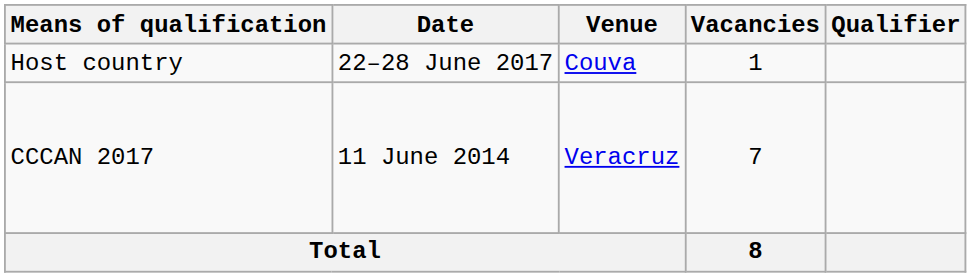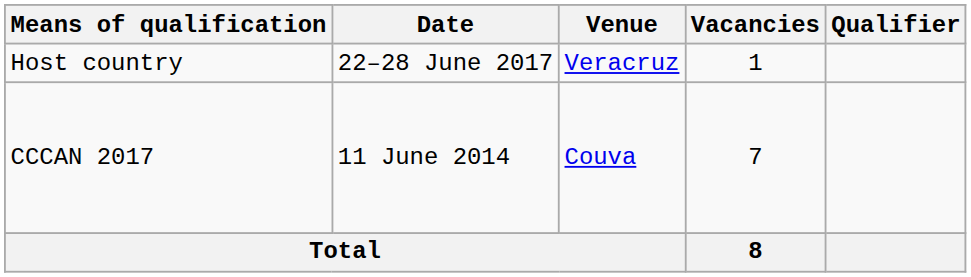(600, 63) Couva -> (622, 63) Veracruz
(622, 158) Veracruz -> (600, 158) Couva
